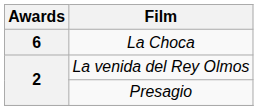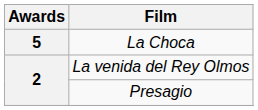(37, 42) 6 -> (37, 42) 5
